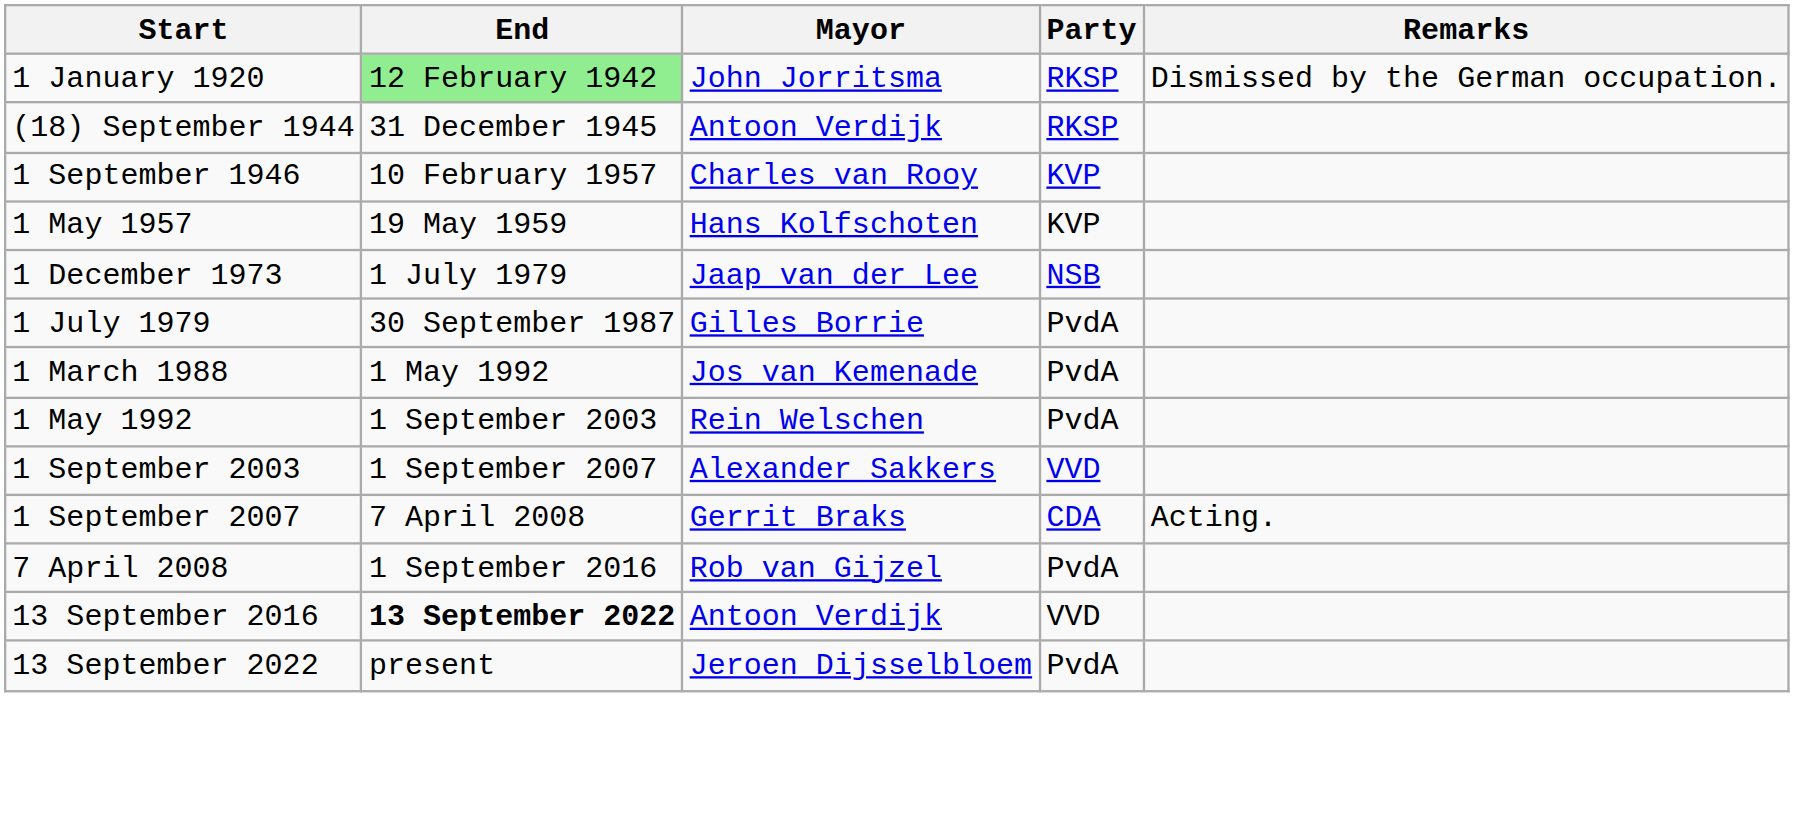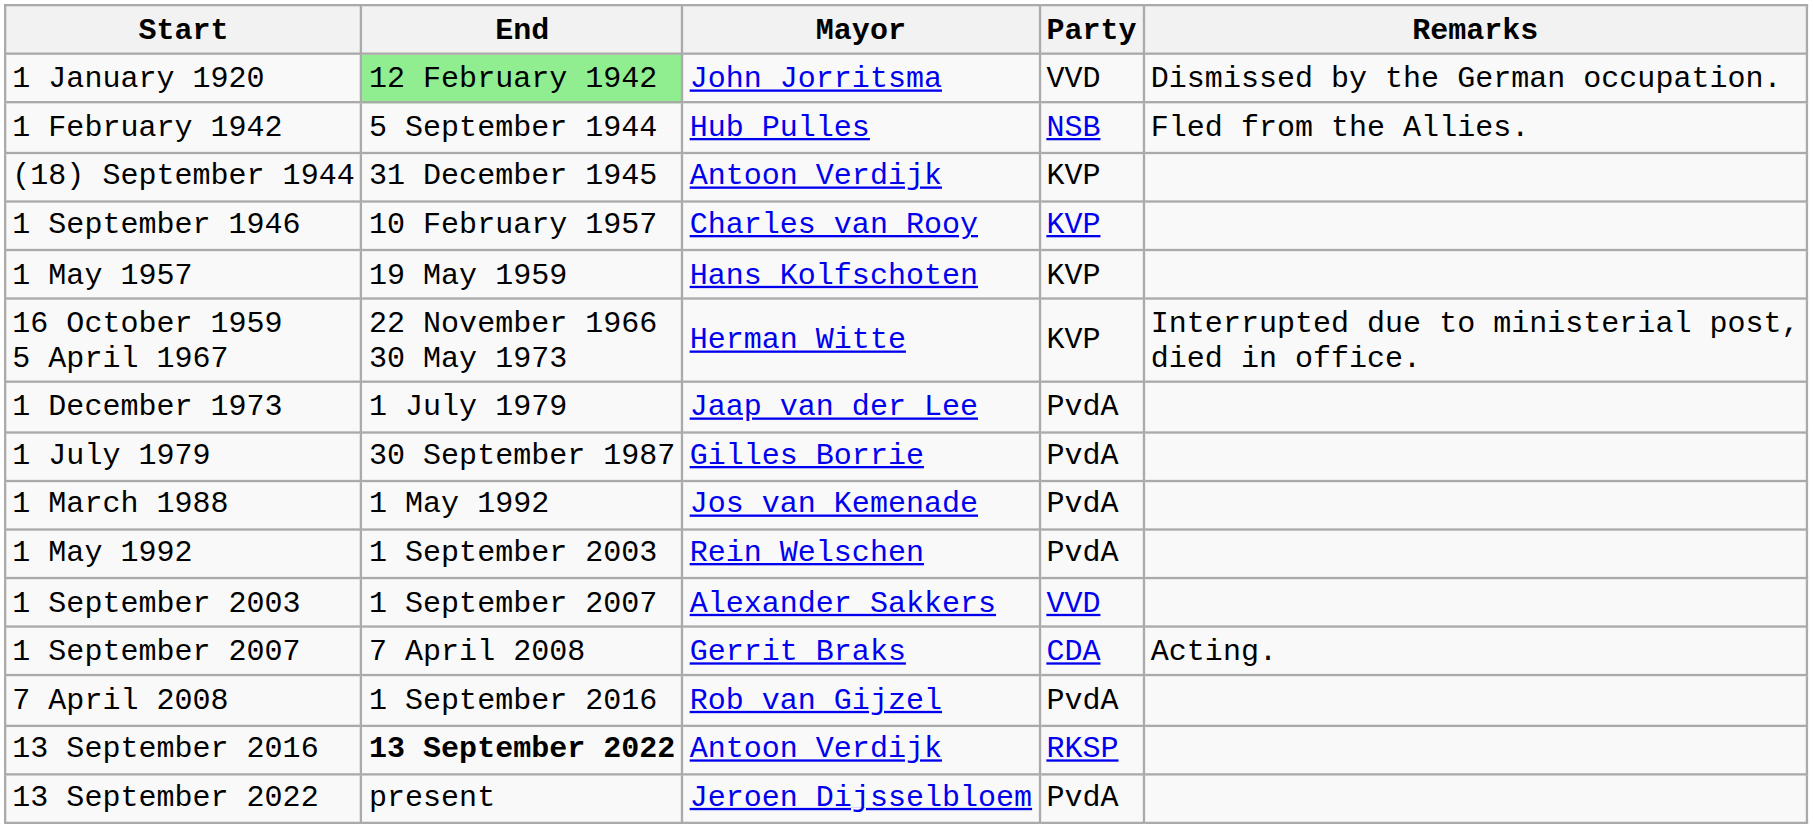(1082, 79) RKSP -> (1073, 79) VVD
+ row: (147, 128)
(1082, 128) RKSP -> (1073, 176) KVP
+ row: (147, 341)
(1073, 274) NSB -> (1082, 407) PvdA
(1073, 617) VVD -> (1082, 749) RKSP
